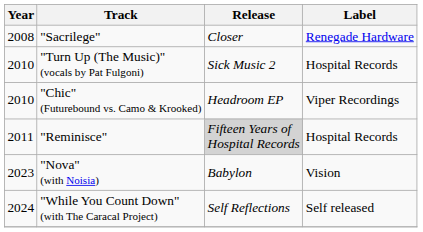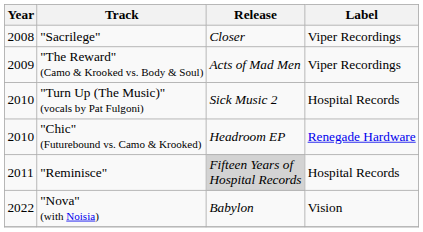(360, 36) Renegade Hardware -> (354, 36) Viper Recordings
+ row: (122, 64)
(352, 100) Viper Recordings -> (362, 136) Renegade Hardware
(21, 172) 2023 -> (21, 208) 2022
- row: (110, 208)
